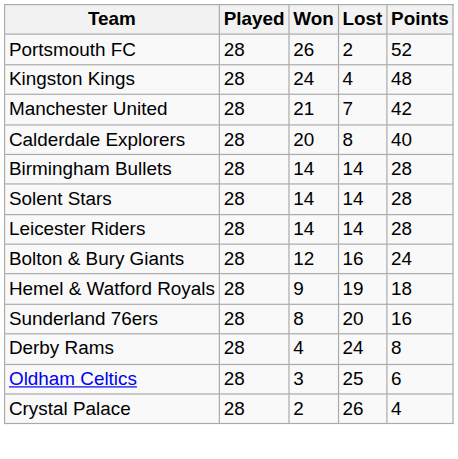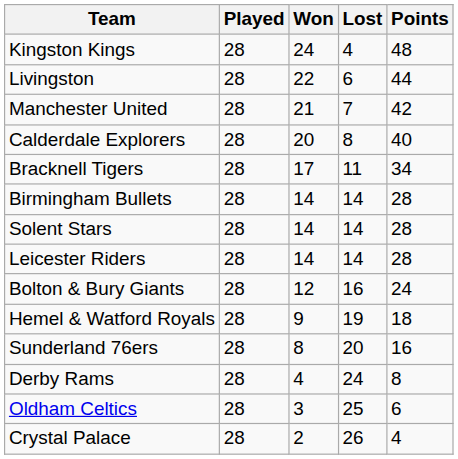- row: (72, 49)
+ row: (51, 79)
+ row: (76, 169)
